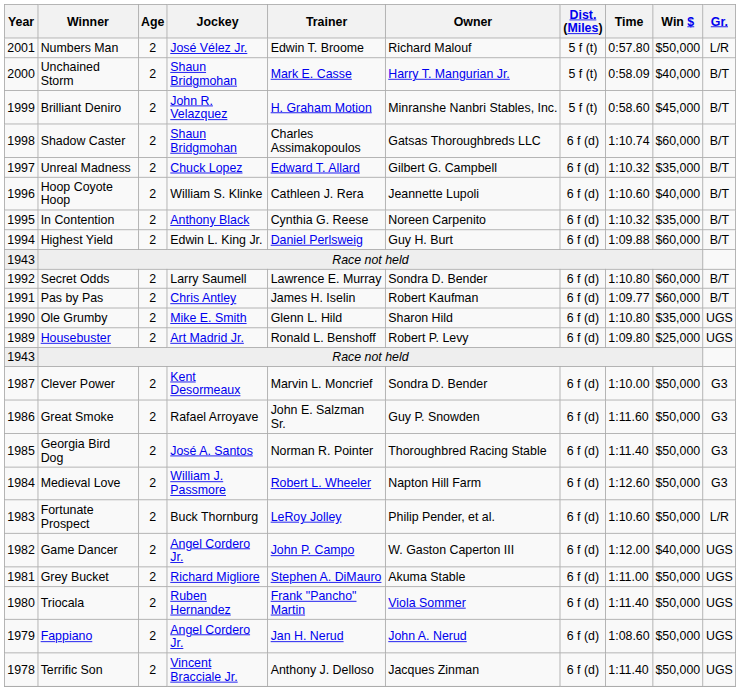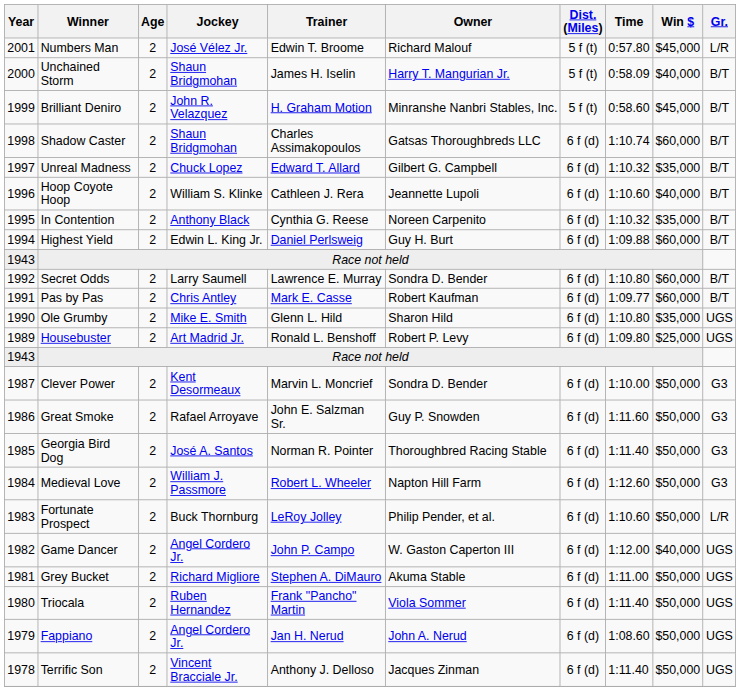(678, 48) $50,000 -> (678, 48) $45,000
(311, 74) Mark E. Casse -> (313, 74) James H. Iselin
(313, 299) James H. Iselin -> (311, 299) Mark E. Casse
